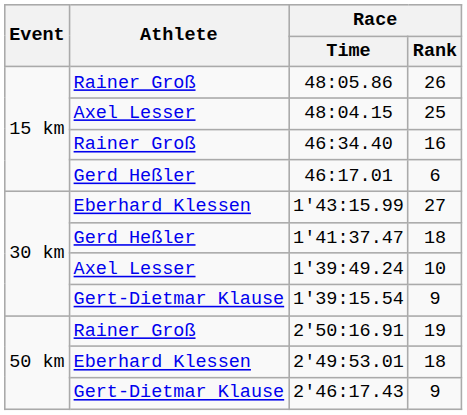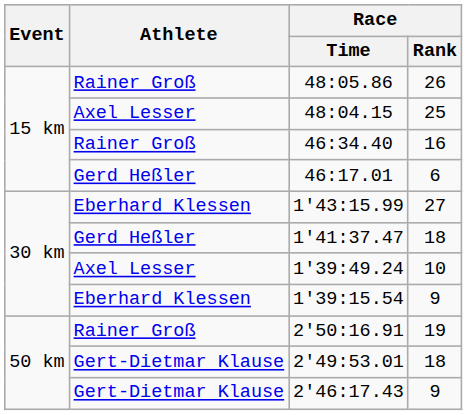(179, 300) Gert-Dietmar Klause -> (162, 300) Eberhard Klessen
(162, 362) Eberhard Klessen -> (179, 362) Gert-Dietmar Klause
